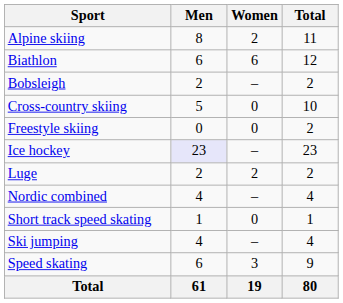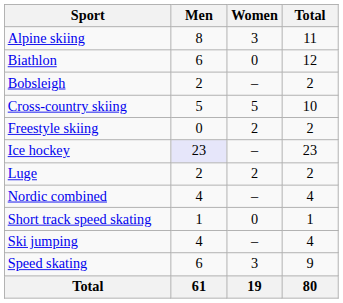(254, 38) 2 -> (254, 38) 3
(254, 60) 6 -> (254, 60) 0
(254, 106) 0 -> (254, 106) 5
(254, 128) 0 -> (254, 128) 2
